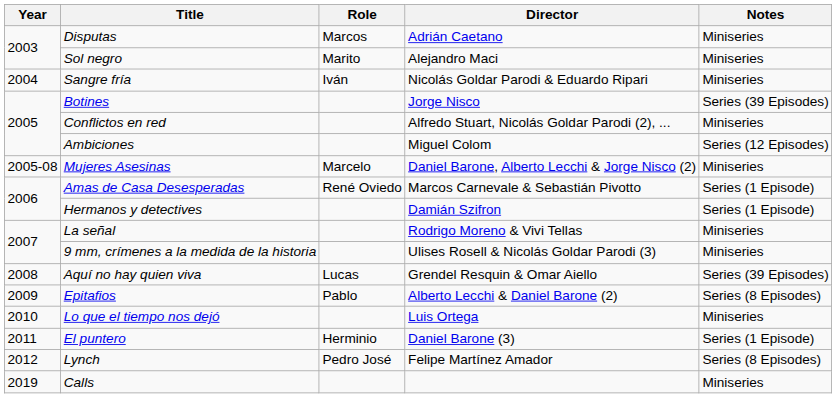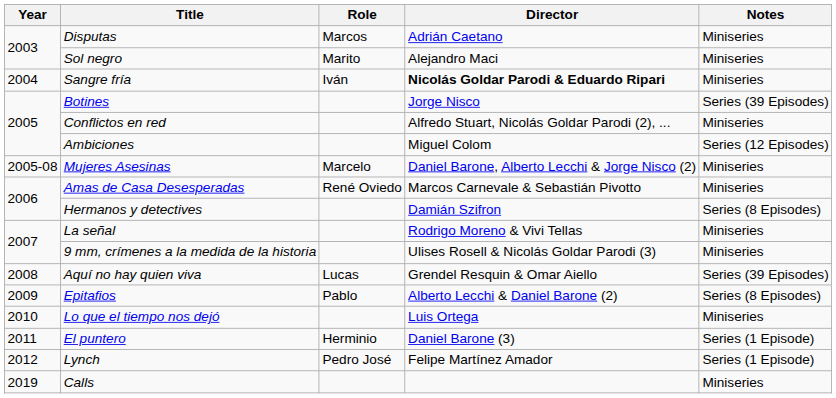(528, 79) normal -> (537, 79) bold
(758, 187) Series (1 Episode) -> (733, 187) Miniseries
(758, 209) Series (1 Episode) -> (762, 209) Series (8 Episodes)
(762, 360) Series (8 Episodes) -> (758, 360) Series (1 Episode)
